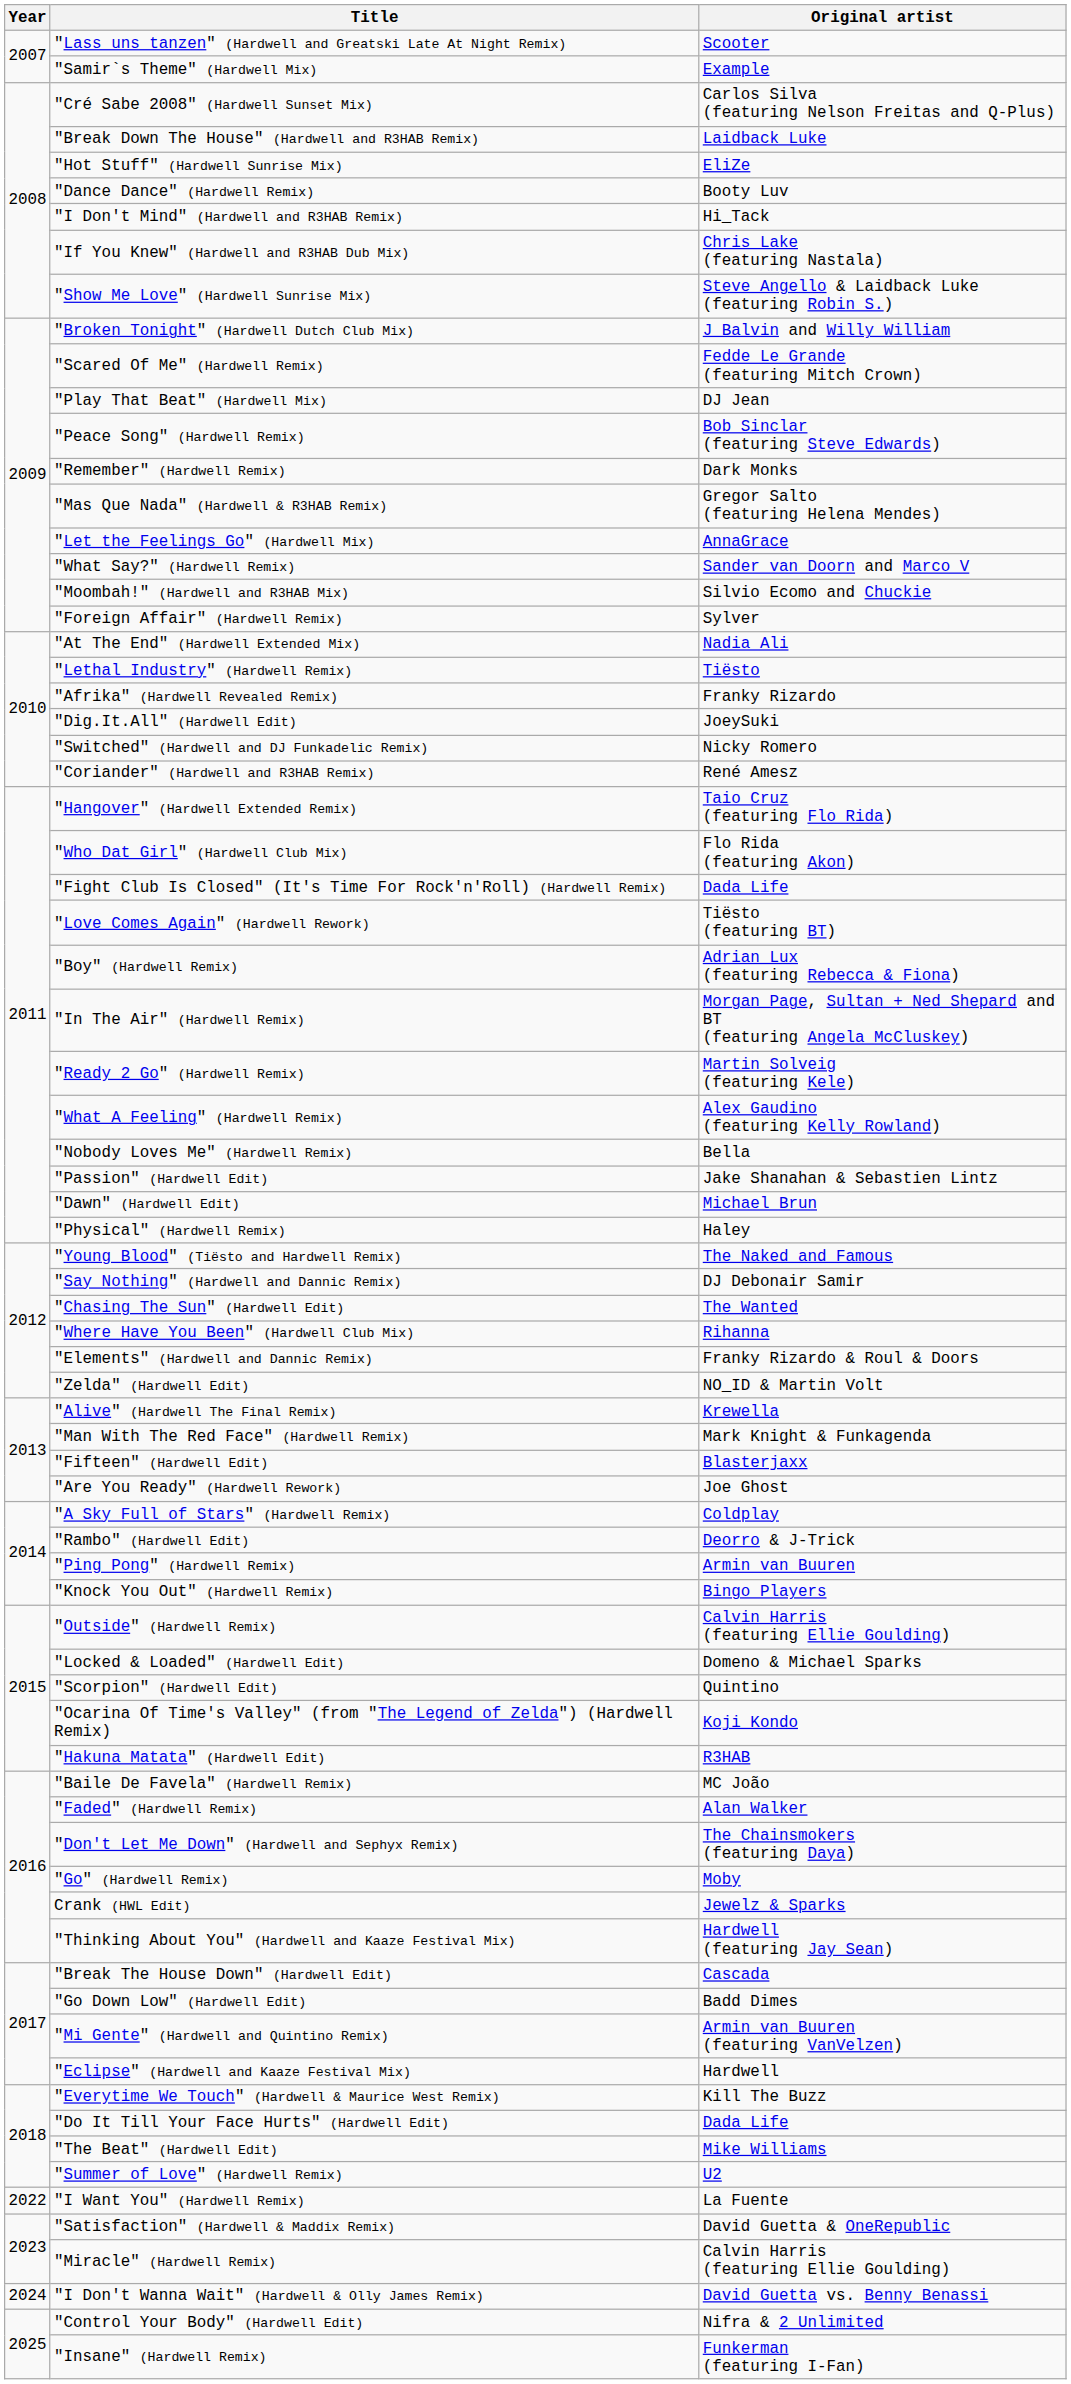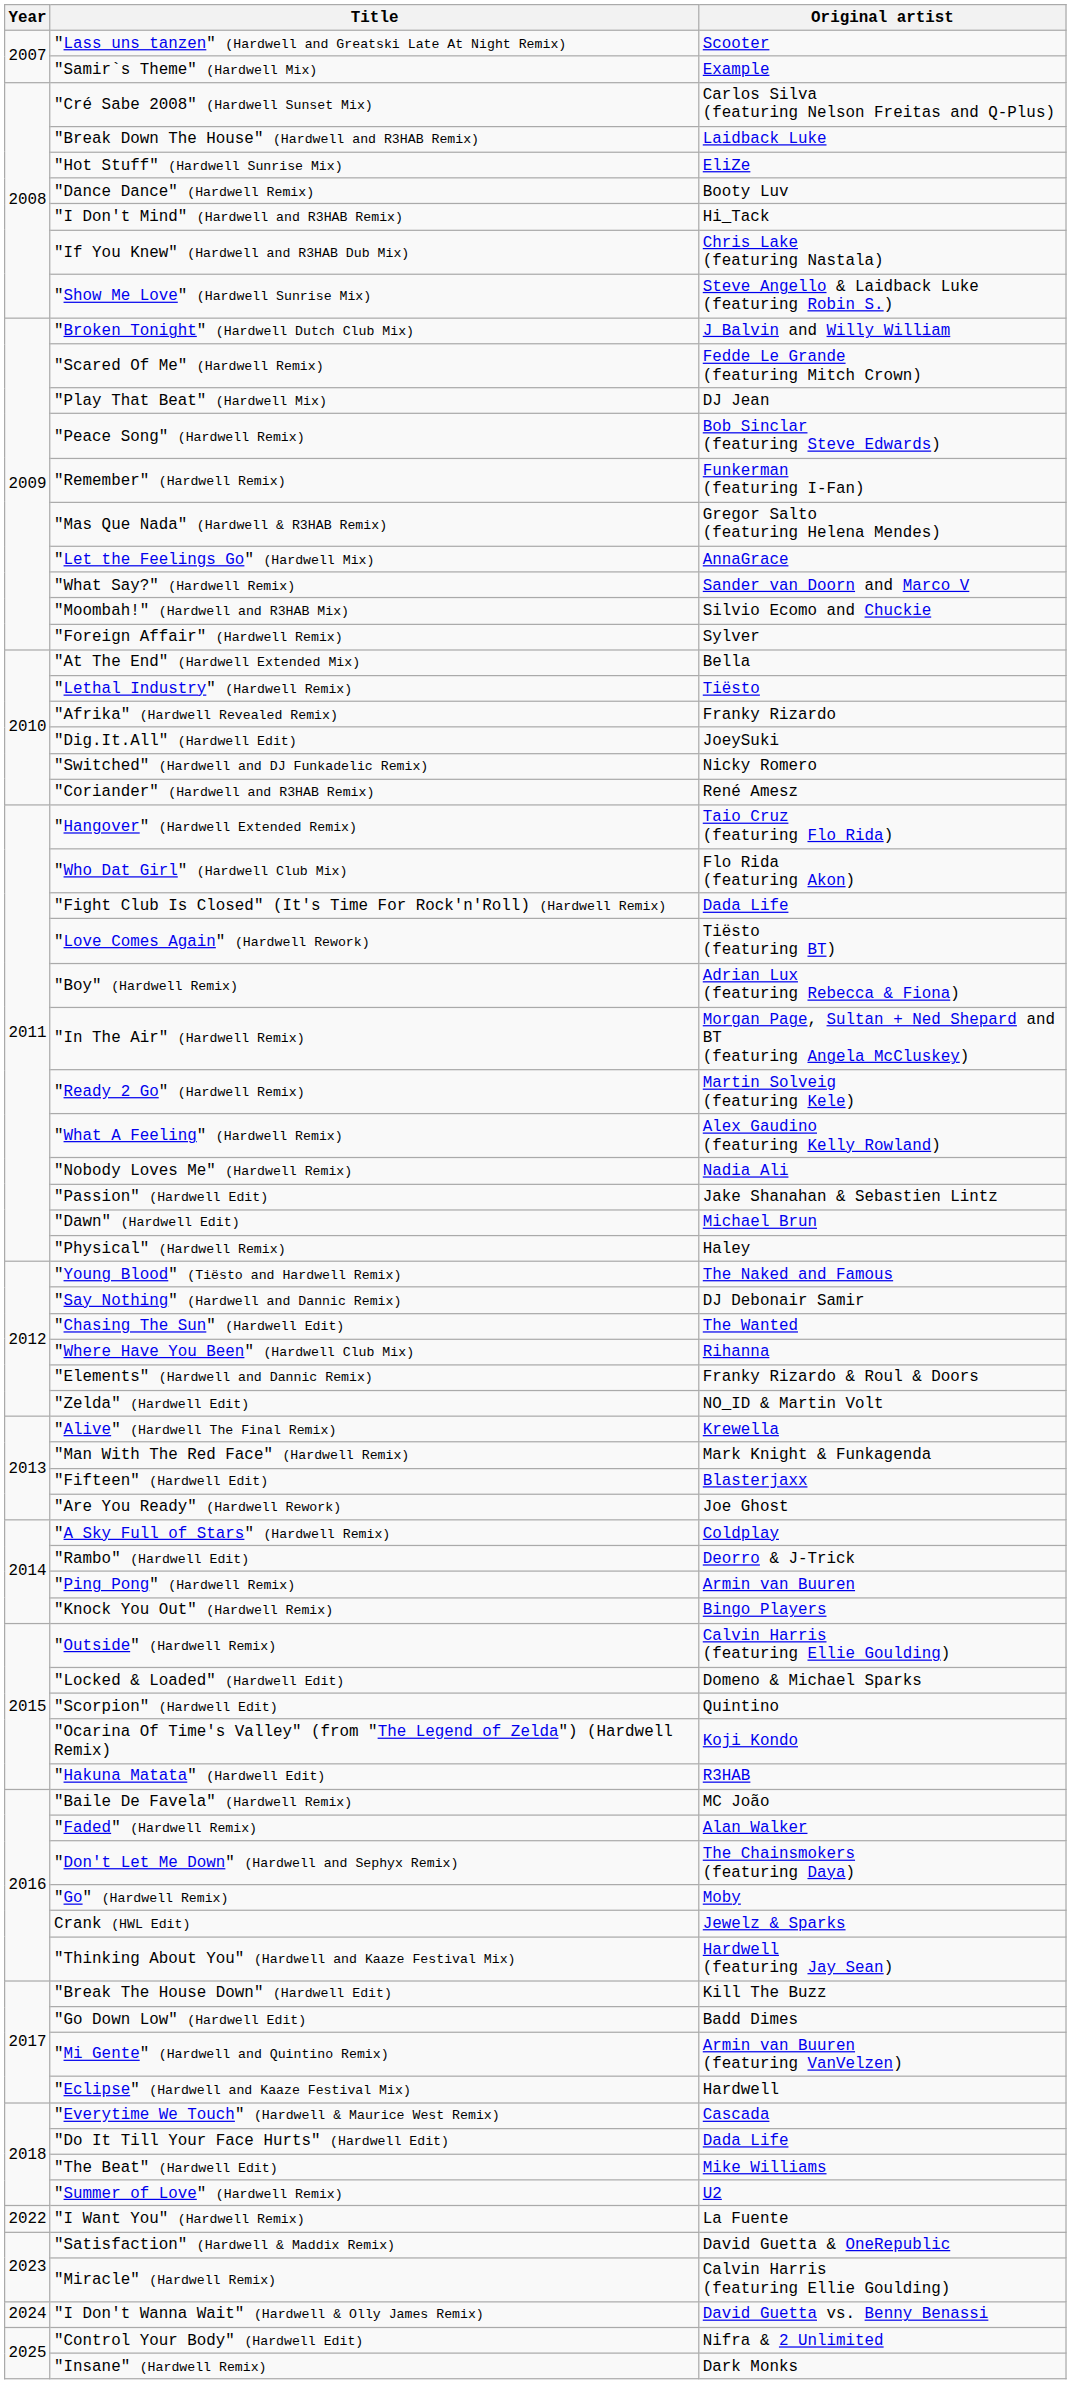(750, 471) Dark Monks -> (784, 480) Funkerman (featuring I-Fan)
(746, 644) Nadia Ali -> (727, 663) Bella
(727, 1153) Bella -> (746, 1171) Nadia Ali
(736, 1975) Cascada -> (765, 1994) Kill The Buzz
(765, 2097) Kill The Buzz -> (736, 2115) Cascada
(784, 2357) Funkerman (featuring I-Fan) -> (750, 2366) Dark Monks
